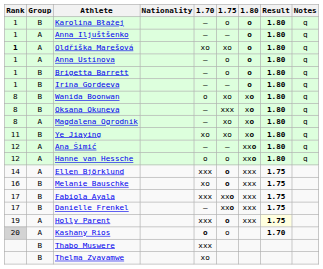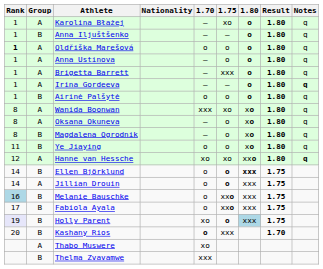(40, 23) B -> (40, 23) A
(227, 23) o -> (227, 23) xo
(40, 36) A -> (40, 36) B
(205, 48) xo -> (205, 48) o
(227, 48) xo -> (227, 48) o
(40, 73) B -> (40, 73) A
(227, 73) o -> (227, 73) xxx
(40, 85) B -> (40, 85) A
(305, 85) normal -> (305, 85) bold
+ row: (87, 97)
(40, 97) B -> (40, 110) A
(205, 97) o -> (205, 110) xxx
(40, 110) B -> (40, 122) A
(227, 110) xxx -> (227, 122) o
(40, 122) A -> (40, 134) B
(227, 122) xo -> (227, 134) o
(205, 134) xo -> (205, 147) o
(227, 134) xo -> (227, 147) o
- row: (76, 147)
(205, 159) o -> (205, 159) xo
(227, 159) o -> (227, 159) xo
(305, 159) normal -> (305, 159) bold
(40, 172) A -> (40, 172) B
(205, 172) xxx -> (205, 172) o
(249, 172) normal -> (249, 172) bold
+ row: (87, 184)
(15, 184) no background -> (15, 196) lightblue background
(205, 184) xo -> (205, 196) o
(227, 184) o -> (227, 196) xxo
(205, 196) xxx -> (205, 209) o
- row: (92, 209)
(15, 221) no background -> (15, 221) lavender background
(40, 221) A -> (40, 221) B
(205, 221) xxx -> (205, 221) xo
(249, 221) no background -> (249, 221) lightblue background
(276, 221) lightyellow background -> (276, 221) no background
(15, 233) lightgrey background -> (15, 233) no background
(40, 233) A -> (40, 233) B
(227, 233) o -> (227, 233) xxx
(40, 246) B -> (40, 246) A
(205, 246) xxx -> (205, 246) xo
(205, 258) xo -> (205, 258) xxx
